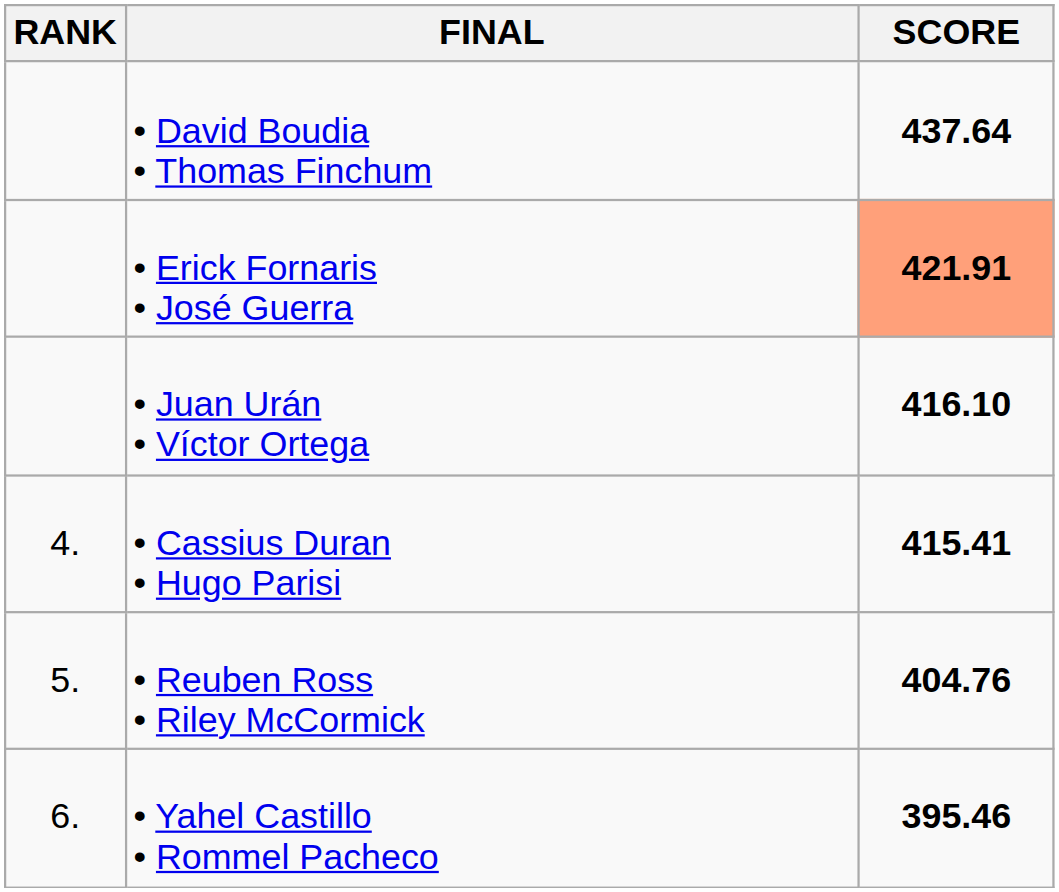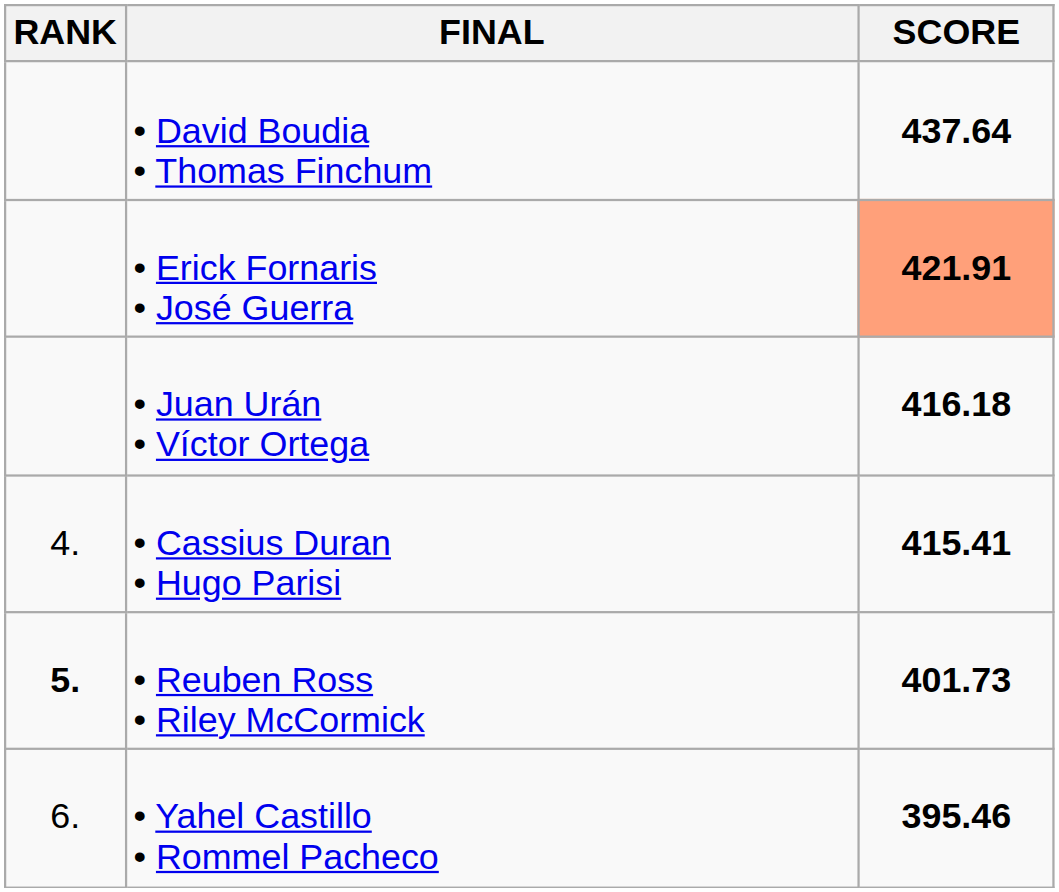(956, 405) 416.10 -> (956, 405) 416.18
(65, 680) normal -> (65, 680) bold
(956, 680) 404.76 -> (956, 680) 401.73
